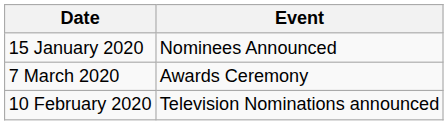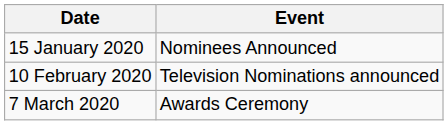rows swapped: (80, 104) <-> (64, 76)
